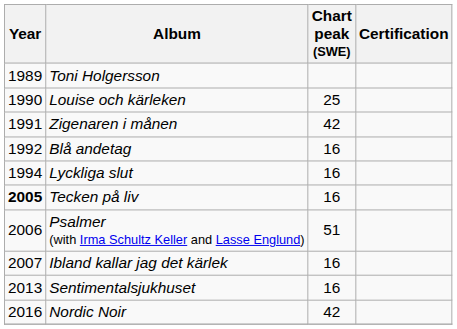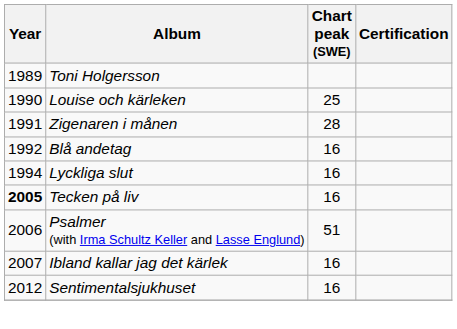(332, 124) 42 -> (332, 124) 28
(25, 287) 2013 -> (25, 287) 2012
- row: (88, 312)
